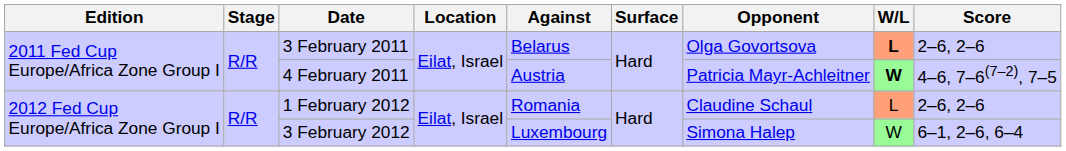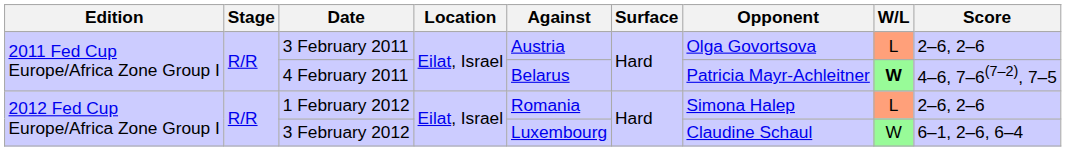(540, 45) Belarus -> (538, 45) Austria
(894, 45) bold -> (894, 45) normal
(538, 75) Austria -> (540, 75) Belarus
(749, 105) Claudine Schaul -> (741, 105) Simona Halep
(741, 132) Simona Halep -> (749, 132) Claudine Schaul
